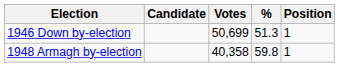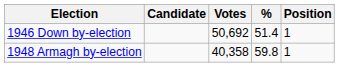(230, 33) 50,699 -> (230, 33) 50,692
(266, 33) 51.3 -> (266, 33) 51.4
